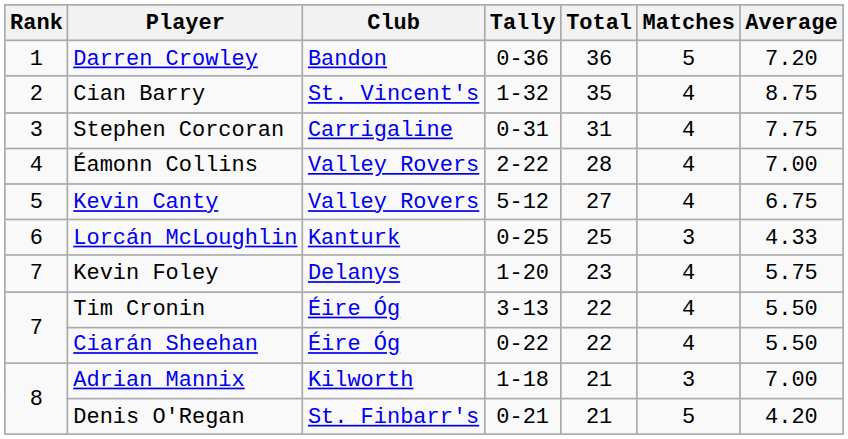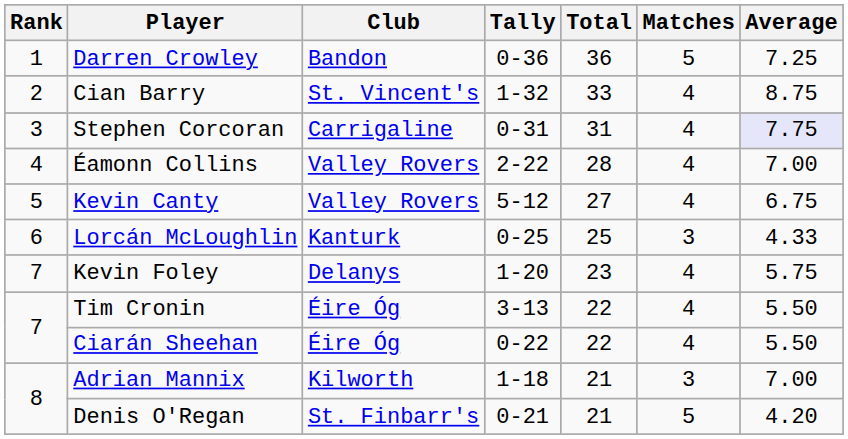(791, 59) 7.20 -> (791, 59) 7.25
(599, 94) 35 -> (599, 94) 33
(791, 130) no background -> (791, 130) lavender background
